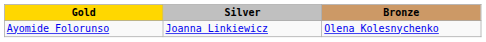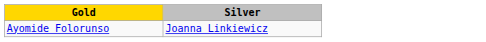- column: (401, 13)
